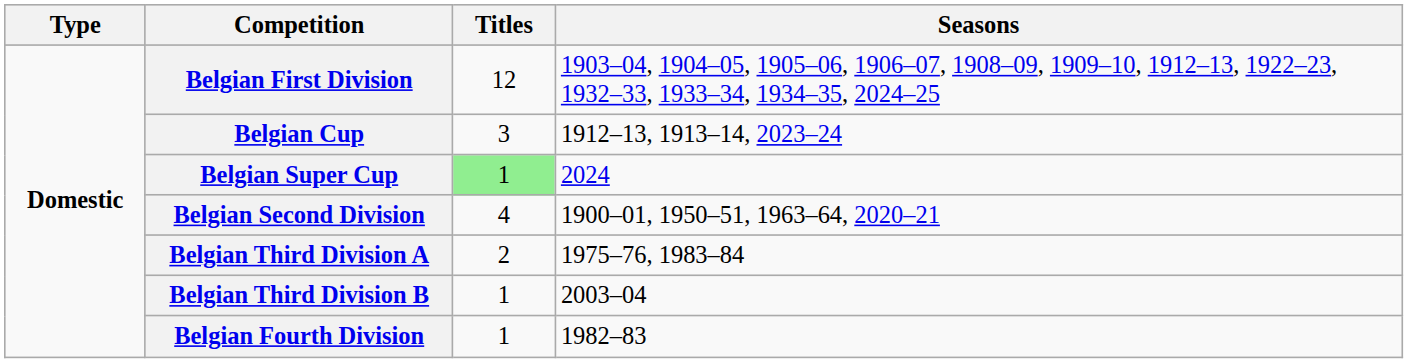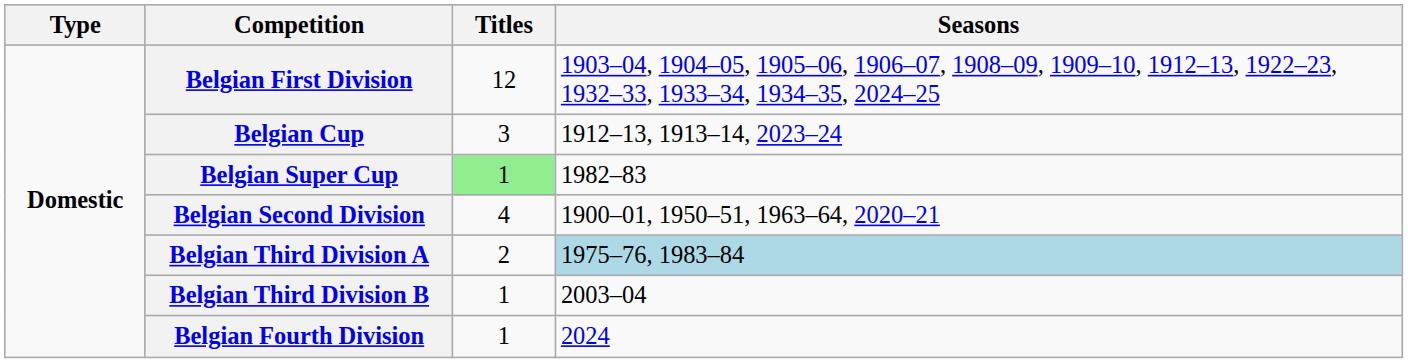(585, 174) 2024 -> (604, 174) 1982–83
(653, 255) no background -> (653, 255) lightblue background
(604, 336) 1982–83 -> (585, 336) 2024
